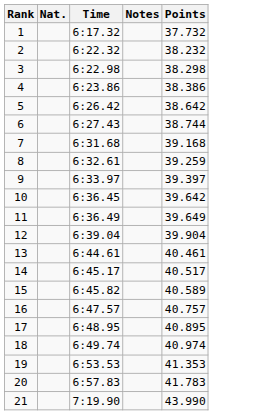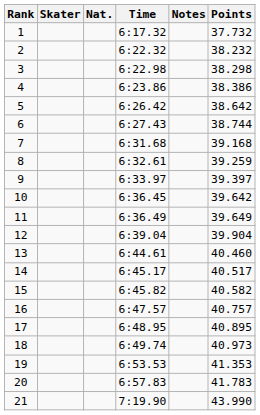+ column: (60, 14)
(185, 253) 40.461 -> (232, 253) 40.460
(185, 290) 40.589 -> (232, 290) 40.582
(185, 345) 40.974 -> (232, 345) 40.973
